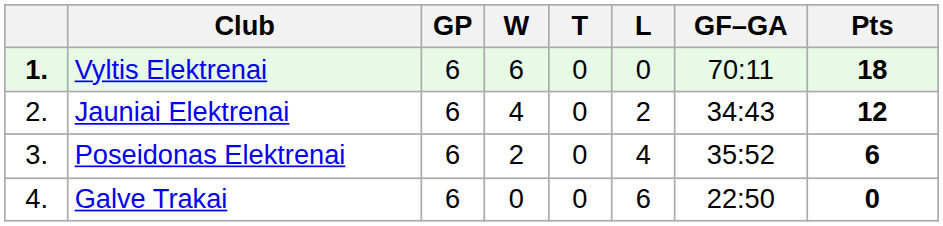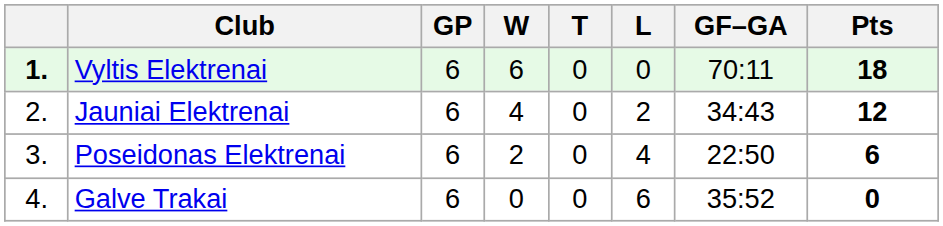(741, 155) 35:52 -> (741, 155) 22:50
(741, 198) 22:50 -> (741, 198) 35:52
